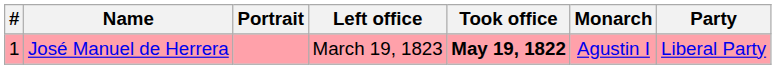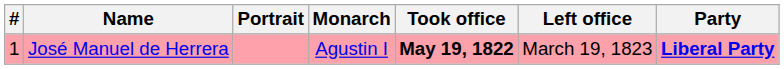columns swapped: (613, 19) <-> (378, 19)
(714, 49) normal -> (718, 49) bold
